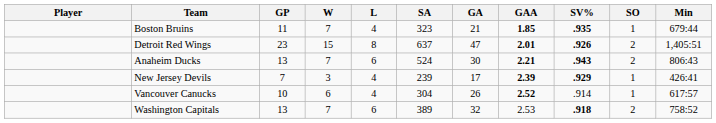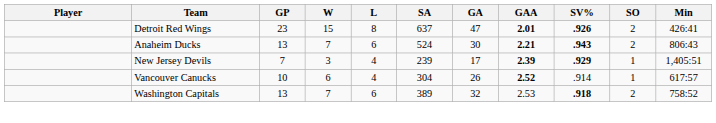- row: (164, 28)
(684, 45) 1,405:51 -> (684, 28) 426:41
(684, 77) 426:41 -> (684, 61) 1,405:51
